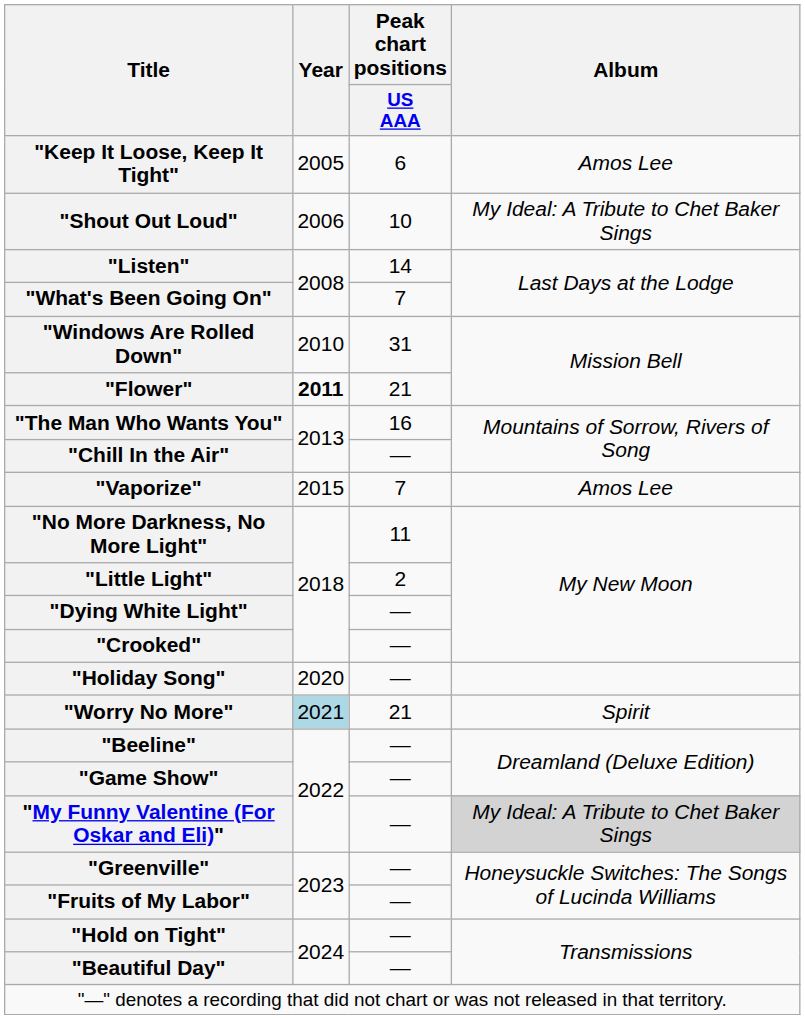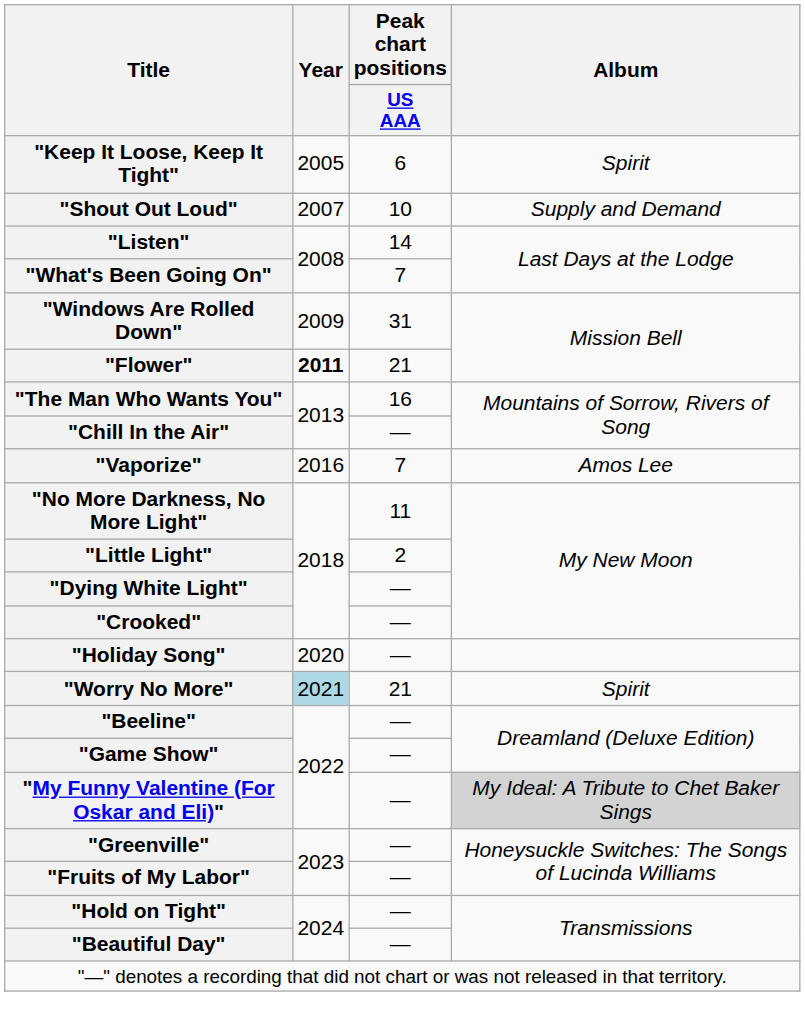(626, 164) Amos Lee -> (626, 164) Spirit
(321, 220) 2006 -> (321, 209) 2007
(626, 220) My Ideal: A Tribute to Chet Baker Sings -> (626, 209) Supply and Demand
(321, 344) 2010 -> (321, 320) 2009
(321, 488) 2015 -> (321, 465) 2016
